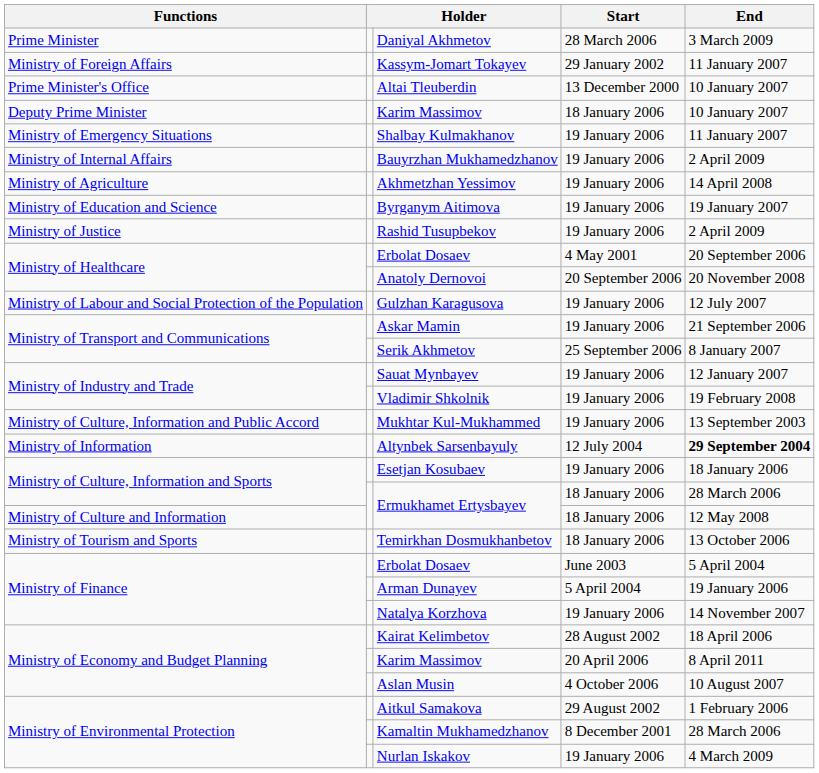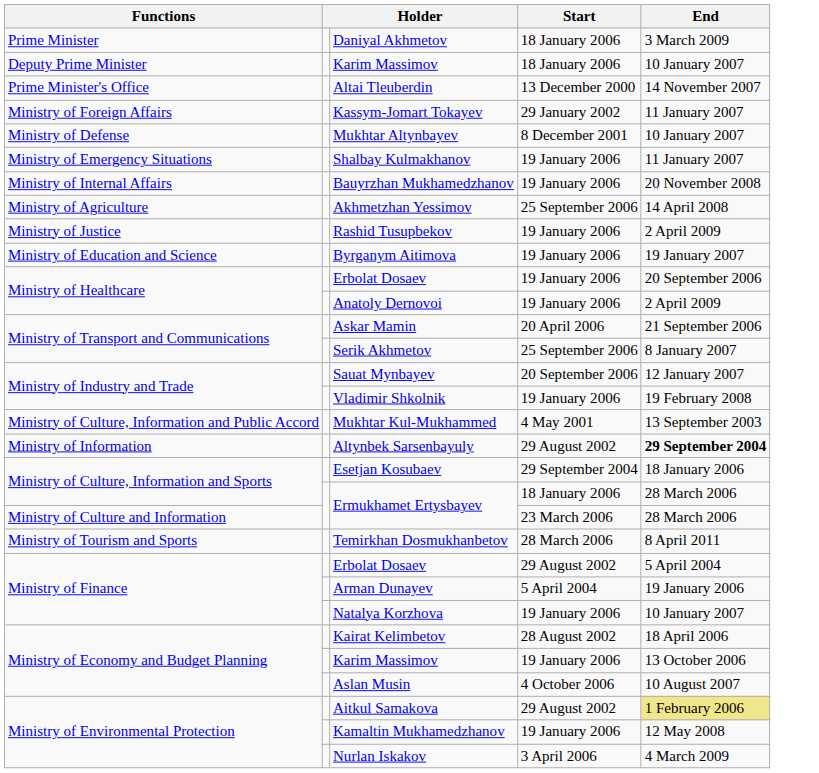(611, 40) 28 March 2006 -> (570, 40) 18 January 2006
rows swapped: (77, 111) <-> (90, 64)
(738, 87) 10 January 2007 -> (703, 87) 14 November 2007
+ row: (69, 135)
(727, 159) 2 April 2009 -> (703, 183) 20 November 2008
(614, 183) 19 January 2006 -> (579, 207) 25 September 2006
rows swapped: (64, 231) <-> (112, 207)
(601, 254) 4 May 2001 -> (570, 278) 19 January 2006
(623, 278) 20 September 2006 -> (570, 302) 19 January 2006
(747, 278) 20 November 2008 -> (683, 302) 2 April 2009
- row: (185, 302)
(614, 326) 19 January 2006 -> (563, 326) 20 April 2006
(614, 374) 19 January 2006 -> (579, 374) 20 September 2006
(614, 421) 19 January 2006 -> (557, 421) 4 May 2001
(603, 445) 12 July 2004 -> (568, 445) 29 August 2002
(614, 469) 19 January 2006 -> (579, 469) 29 September 2004
(614, 517) 18 January 2006 -> (567, 517) 23 March 2006
(729, 517) 12 May 2008 -> (691, 517) 28 March 2006
(614, 541) 18 January 2006 -> (567, 541) 28 March 2006
(739, 541) 13 October 2006 -> (682, 541) 8 April 2011
(595, 565) June 2003 -> (568, 565) 29 August 2002
(747, 612) 14 November 2007 -> (694, 612) 10 January 2007
(606, 660) 20 April 2006 -> (570, 660) 19 January 2006
(726, 660) 8 April 2011 -> (695, 660) 13 October 2006
(738, 708) no background -> (694, 708) khaki background
(618, 732) 8 December 2001 -> (570, 732) 19 January 2006
(734, 732) 28 March 2006 -> (685, 732) 12 May 2008
(614, 755) 19 January 2006 -> (559, 755) 3 April 2006
